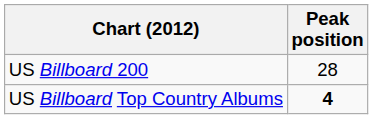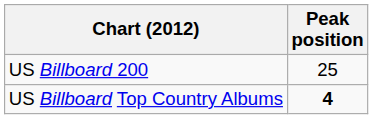(328, 69) 28 -> (328, 69) 25
